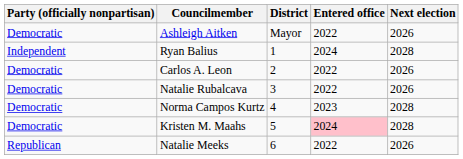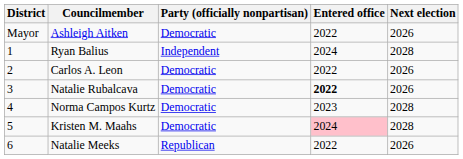columns swapped: (289, 13) <-> (81, 13)
(325, 88) normal -> (325, 88) bold
